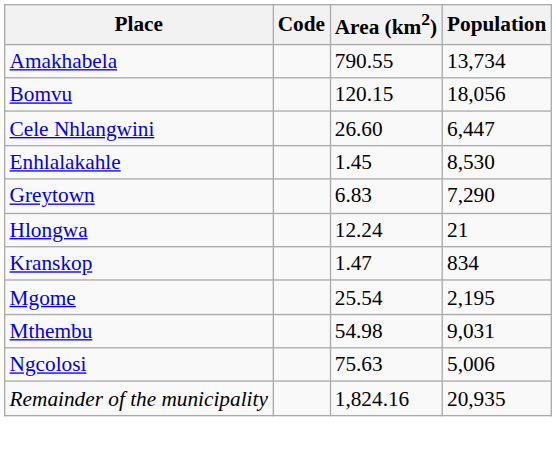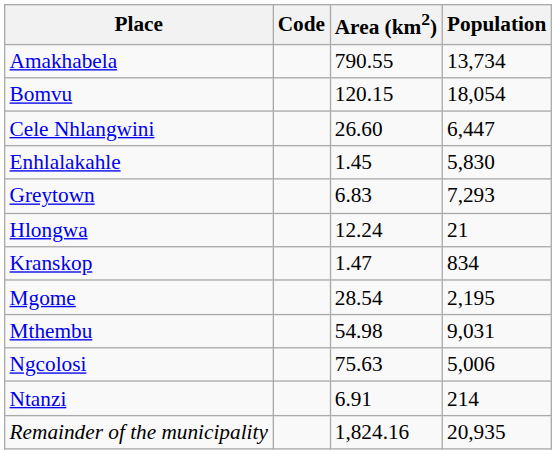(476, 94) 18,056 -> (476, 94) 18,054
(471, 162) 8,530 -> (471, 162) 5,830
(471, 195) 7,290 -> (471, 195) 7,293
(359, 297) 25.54 -> (359, 297) 28.54
+ row: (38, 398)
